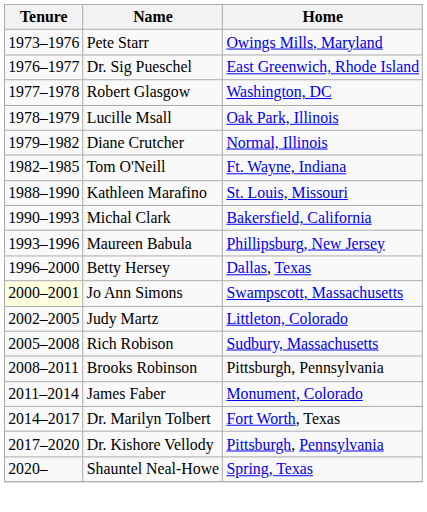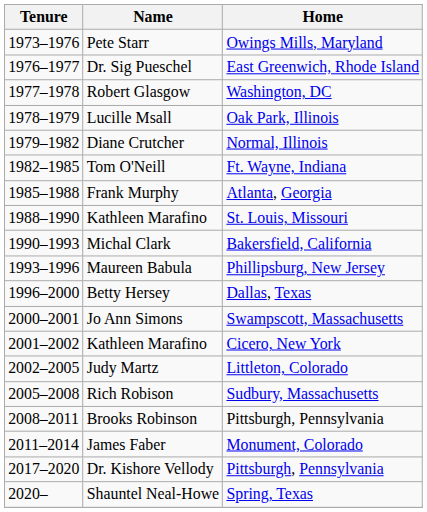+ row: (133, 192)
(44, 293) lightyellow background -> (44, 318) no background
+ row: (147, 343)
- row: (149, 419)
